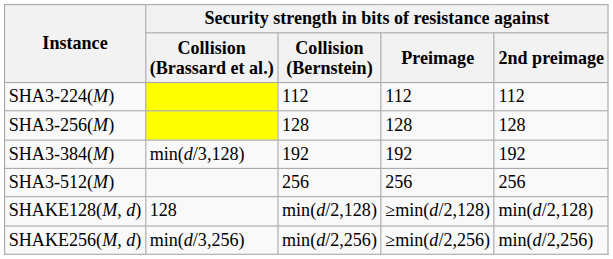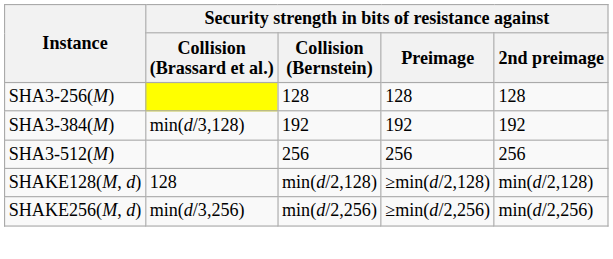- row: (61, 96)
